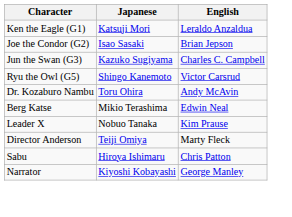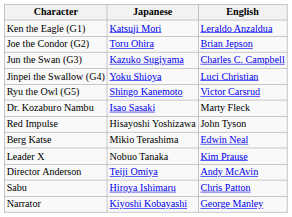(121, 44) Isao Sasaki -> (132, 44) Toru Ohira
+ row: (56, 76)
(121, 92) Toru Ohira -> (132, 108) Isao Sasaki
(209, 92) Andy McAvin -> (225, 108) Marty Fleck
+ row: (32, 124)
(205, 140) Marty Fleck -> (229, 172) Andy McAvin
